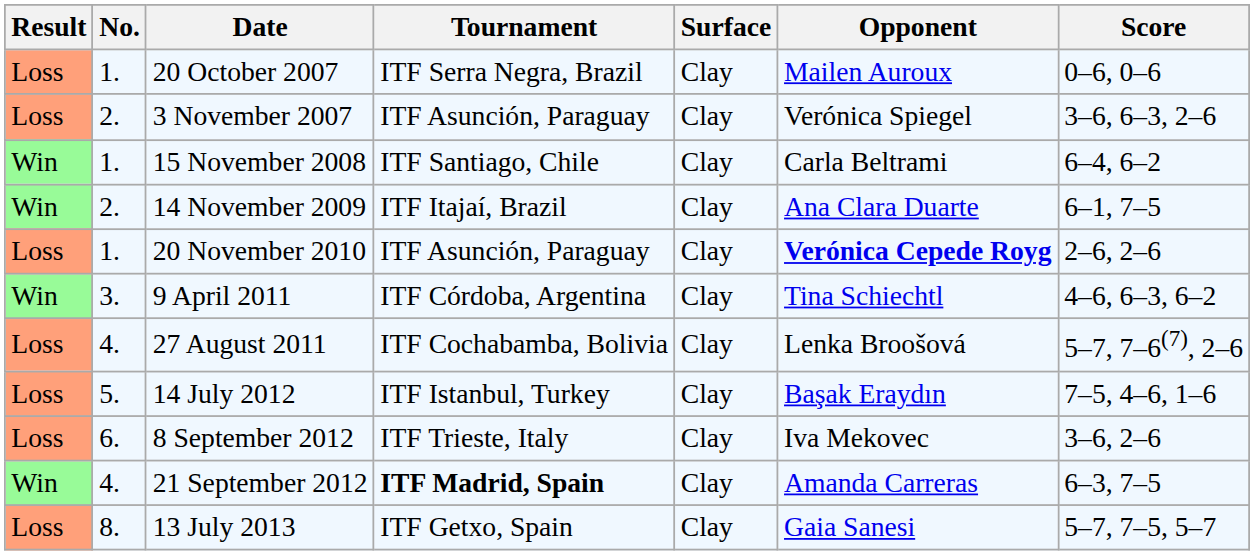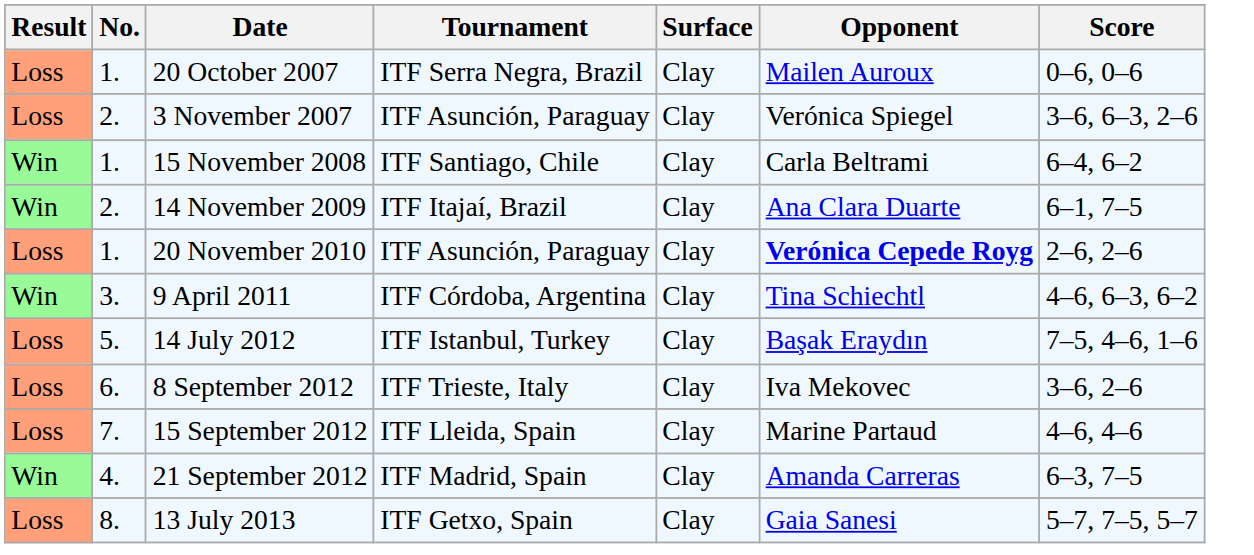- row: (240, 343)
+ row: (260, 429)
(492, 482) bold -> (483, 474) normal
